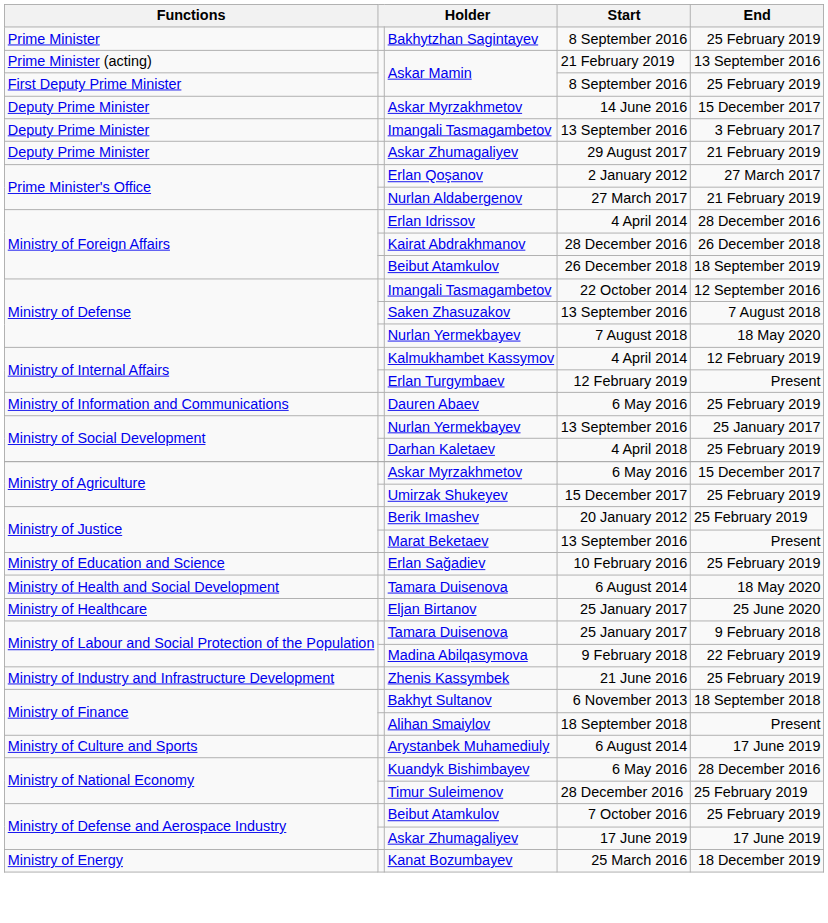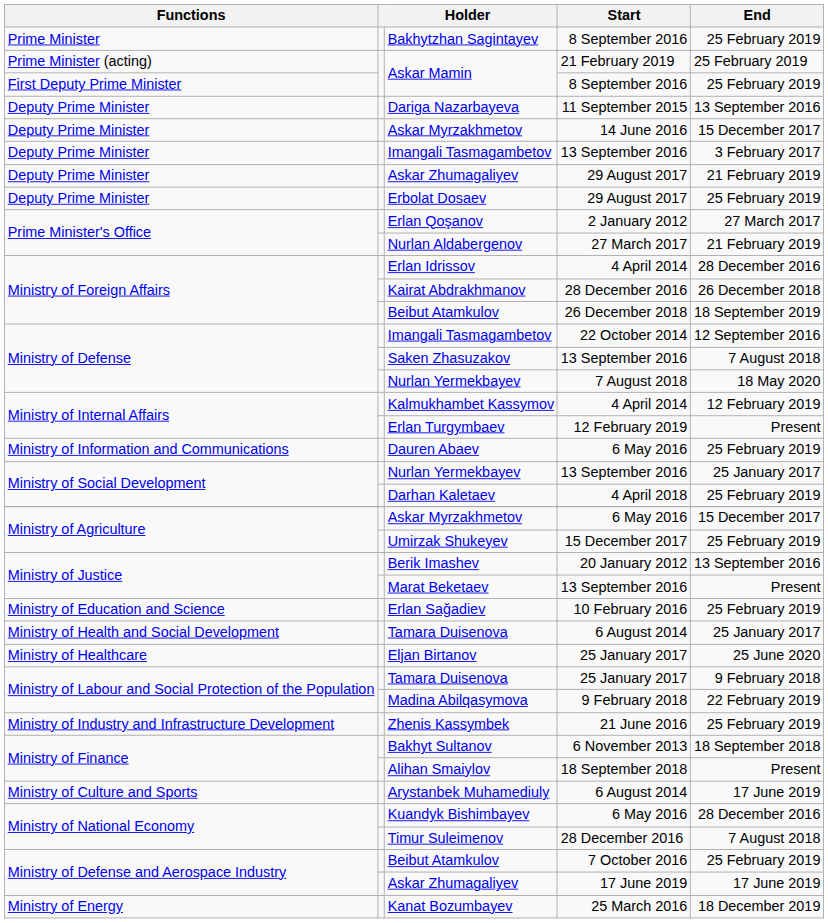(757, 61) 13 September 2016 -> (751, 61) 25 February 2019
+ row: (453, 107)
+ row: (437, 198)
(751, 518) 25 February 2019 -> (757, 564) 13 September 2016
(779, 586) 18 May 2020 -> (767, 632) 25 January 2017
(751, 792) 25 February 2019 -> (774, 838) 7 August 2018
